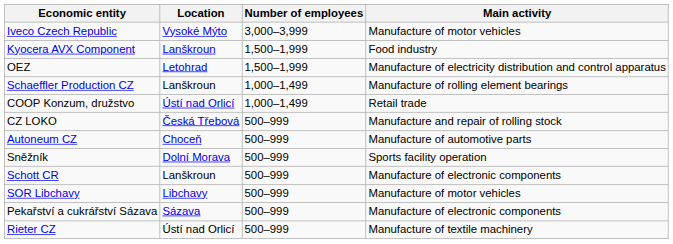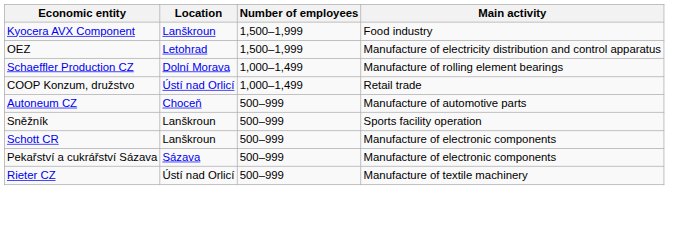- row: (62, 31)
(189, 85) Lanškroun -> (196, 67) Dolní Morava
- row: (32, 121)
(196, 157) Dolní Morava -> (189, 121) Lanškroun
- row: (43, 193)
